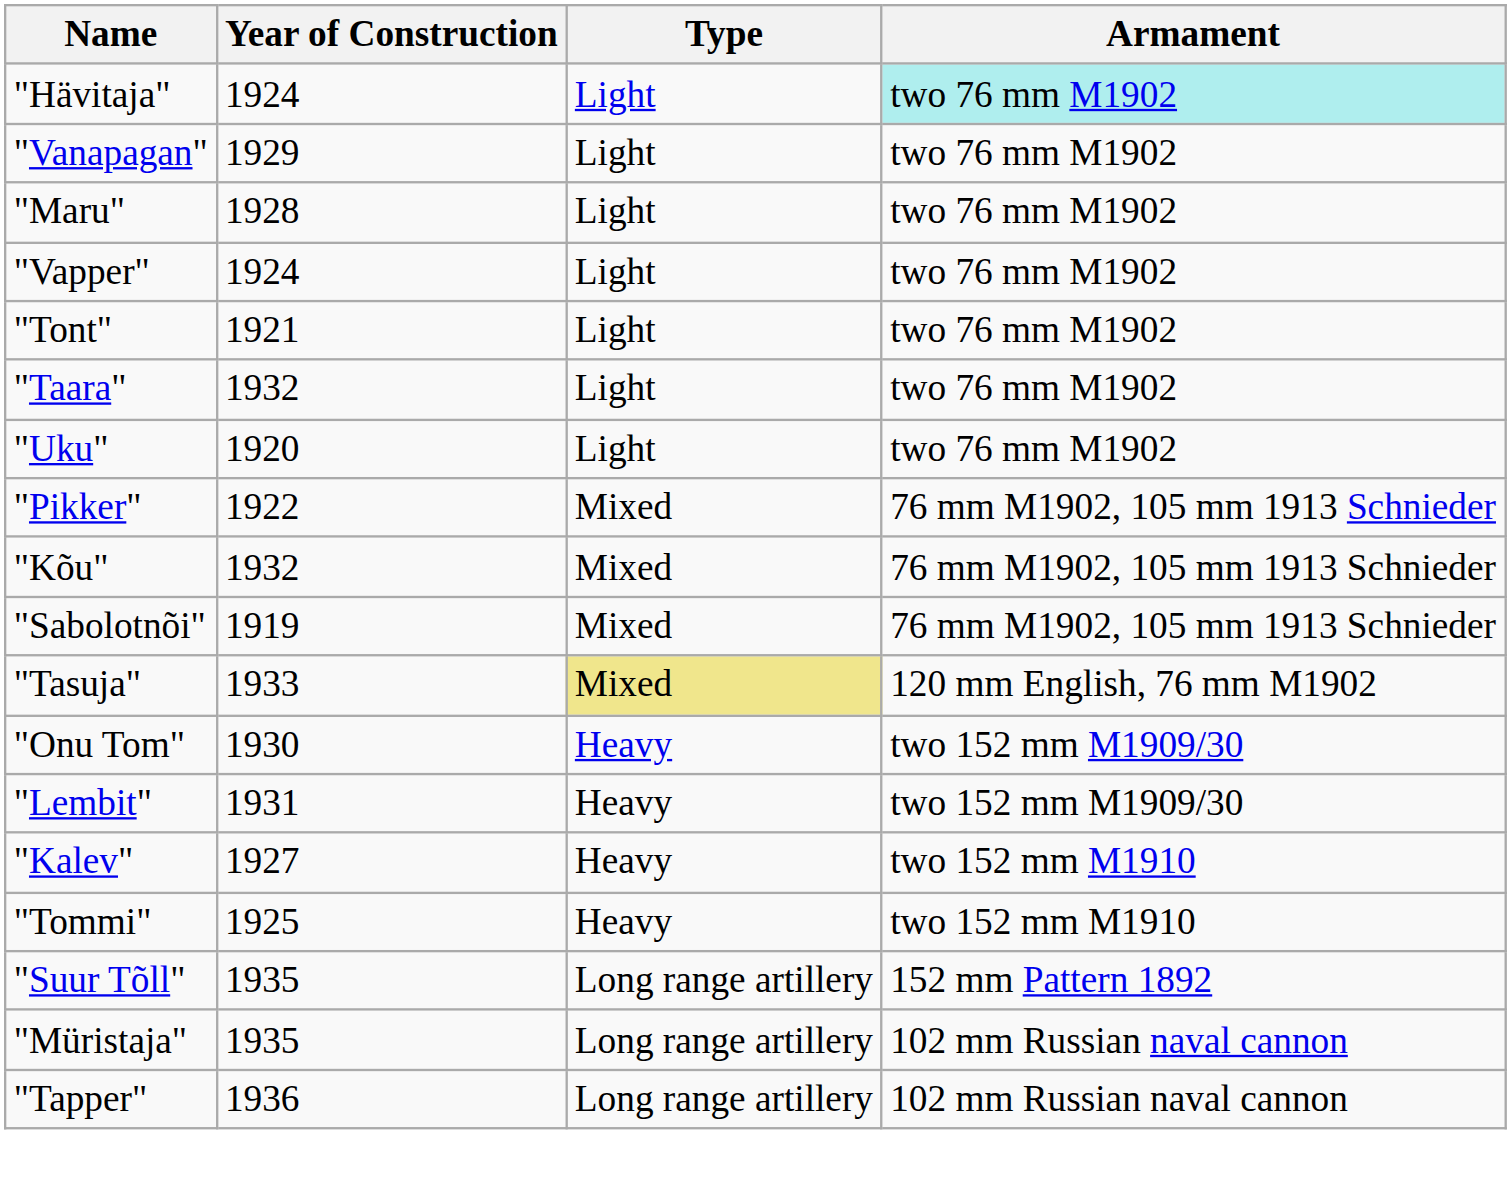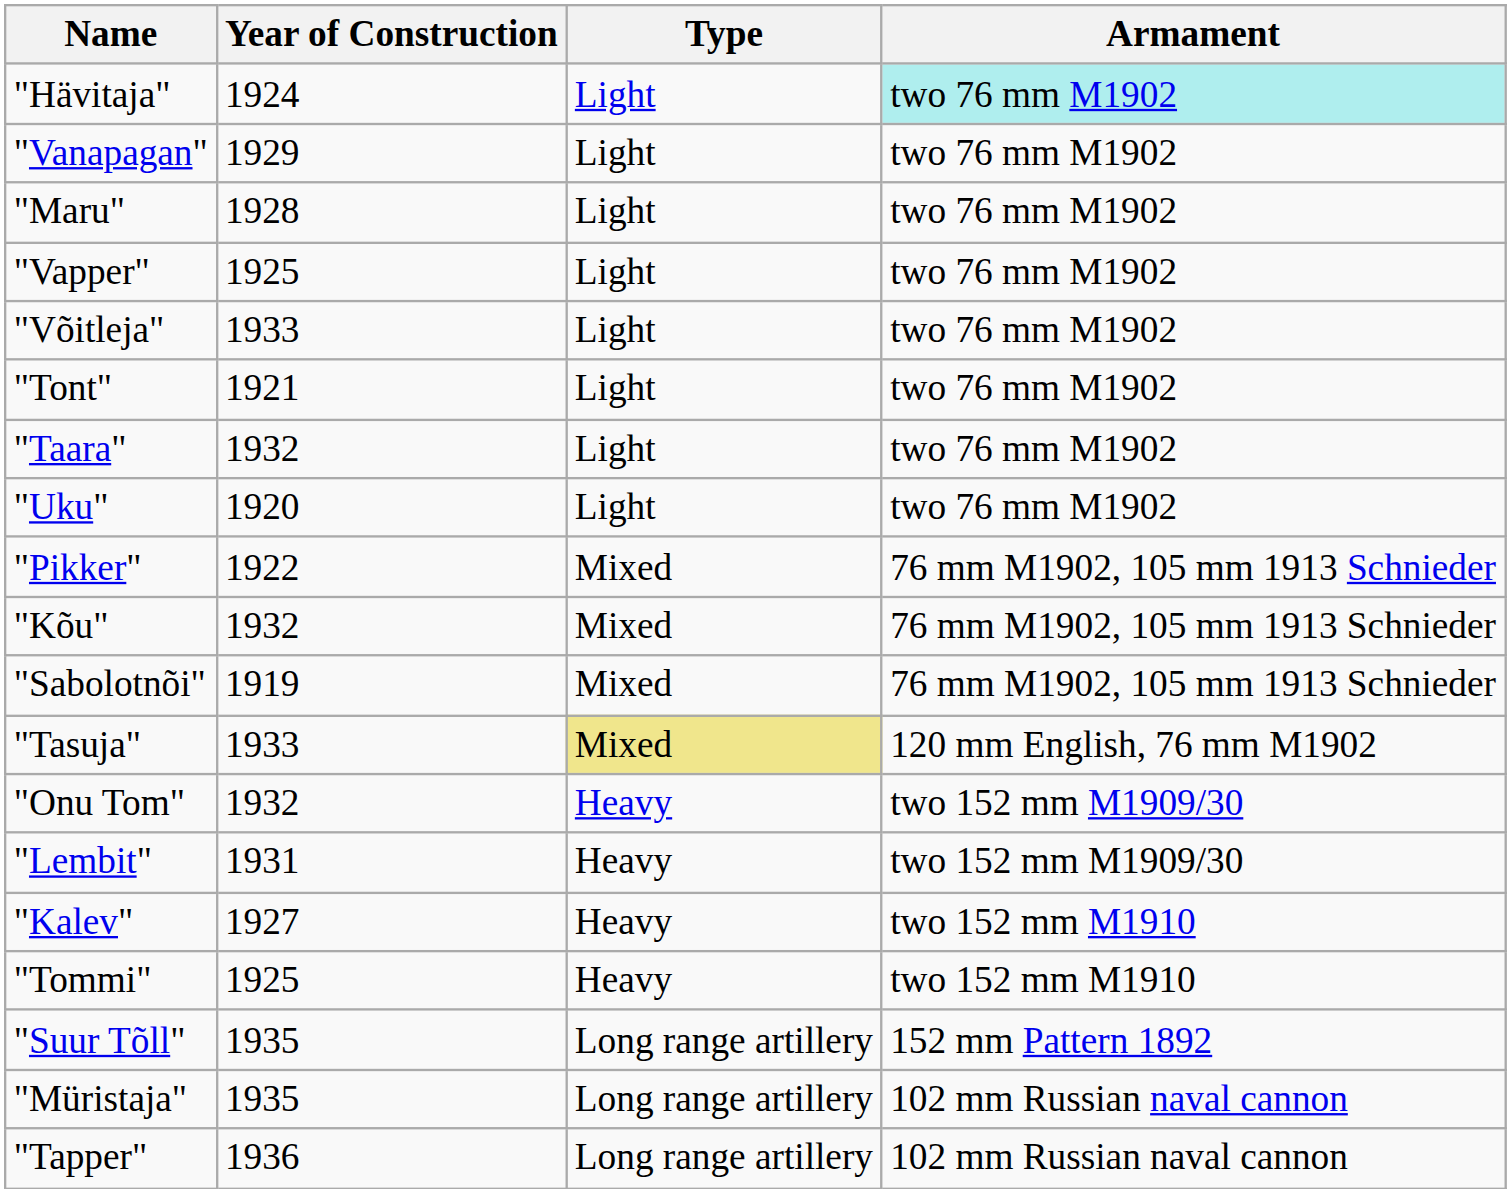(262, 270) 1924 -> (262, 270) 1925
+ row: (89, 329)
(262, 743) 1930 -> (262, 802) 1932
